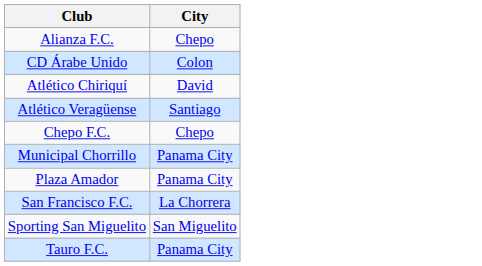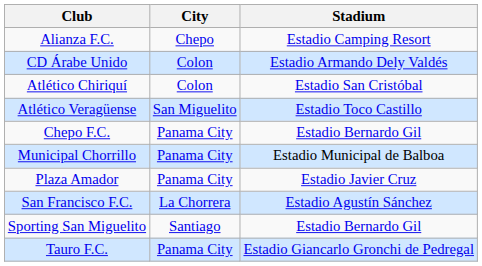+ column: (359, 16)
(195, 86) David -> (195, 86) Colon
(195, 109) Santiago -> (195, 109) San Miguelito
(195, 132) Chepo -> (195, 132) Panama City
(195, 226) San Miguelito -> (195, 226) Santiago
